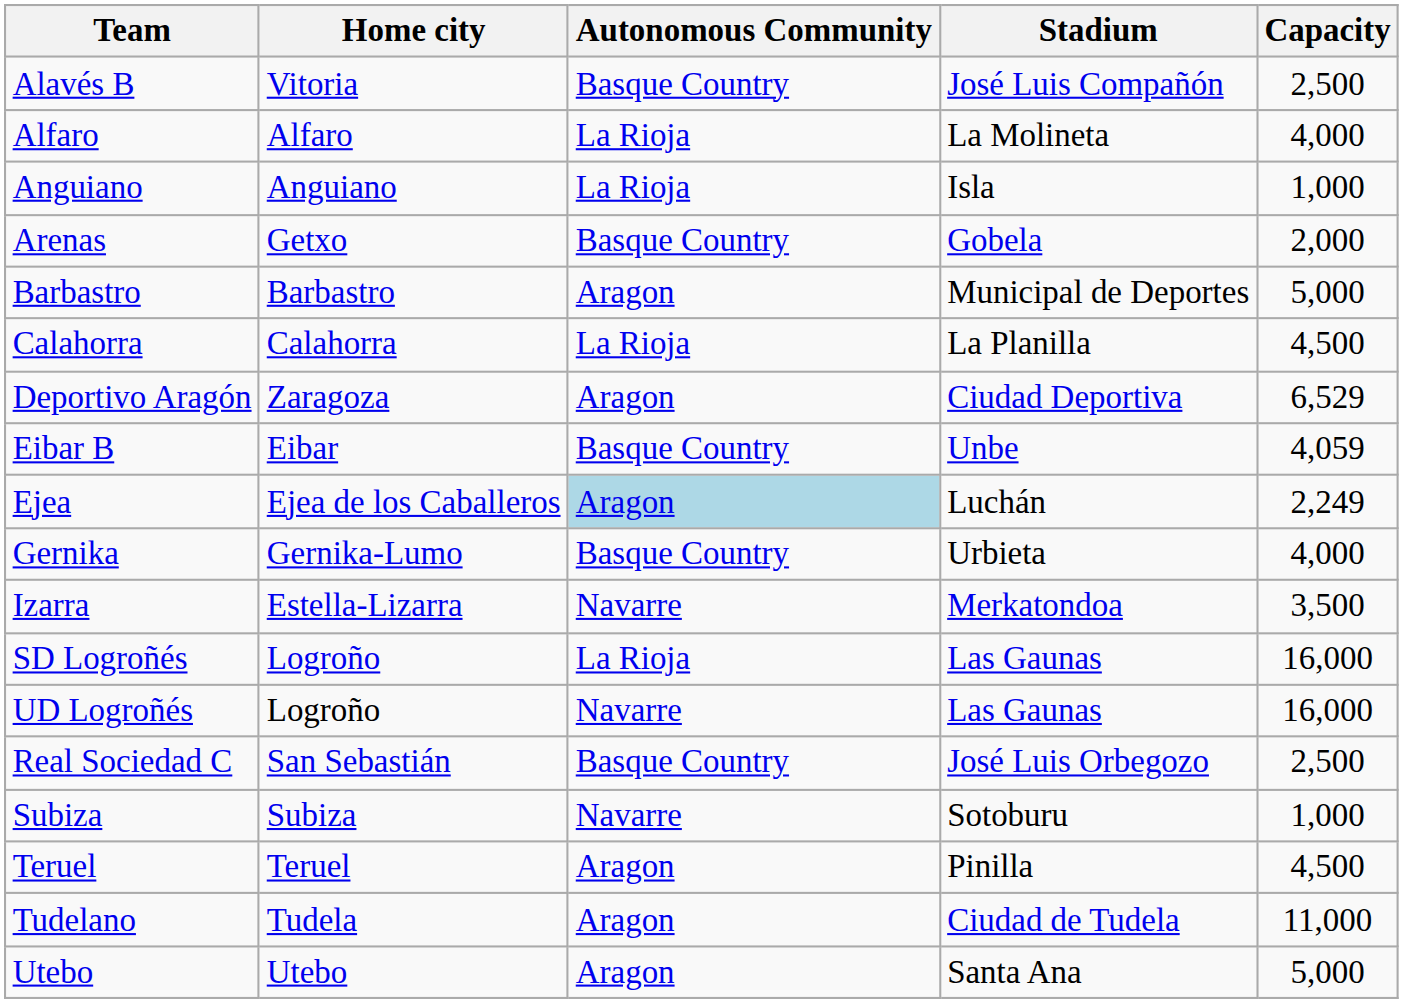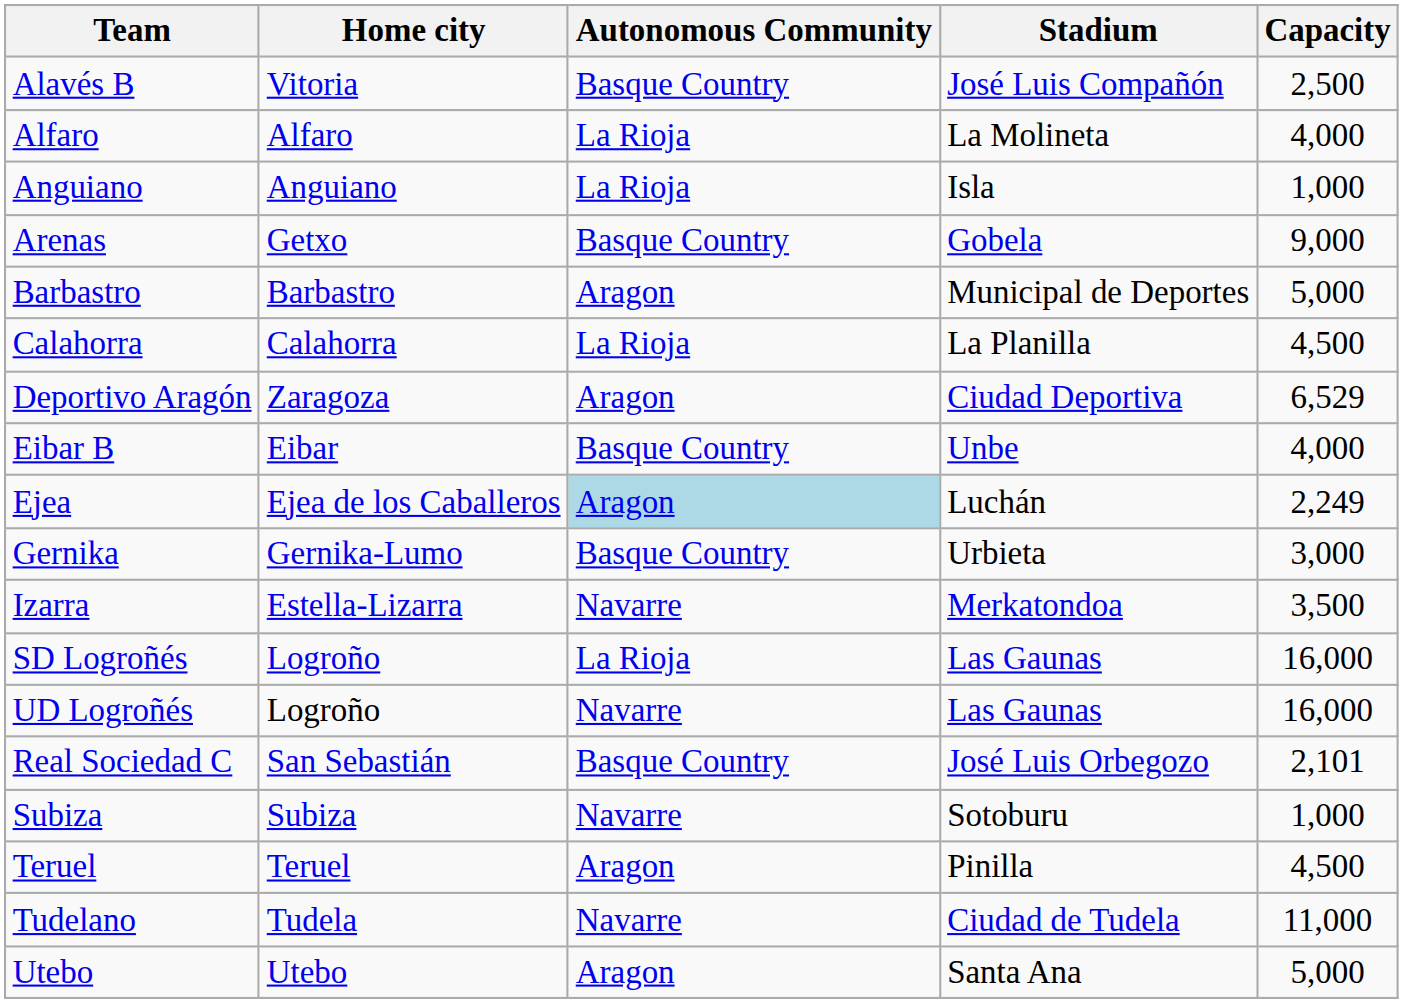(1328, 239) 2,000 -> (1328, 239) 9,000
(1328, 448) 4,059 -> (1328, 448) 4,000
(1328, 553) 4,000 -> (1328, 553) 3,000
(1328, 762) 2,500 -> (1328, 762) 2,101
(625, 919) Aragon -> (629, 919) Navarre
